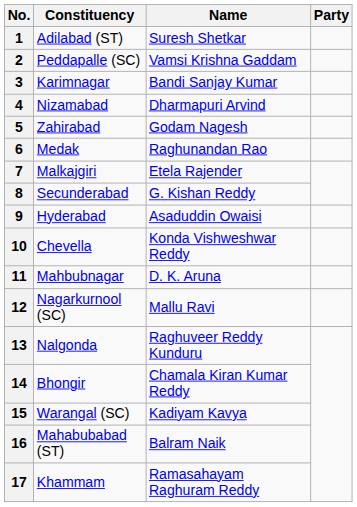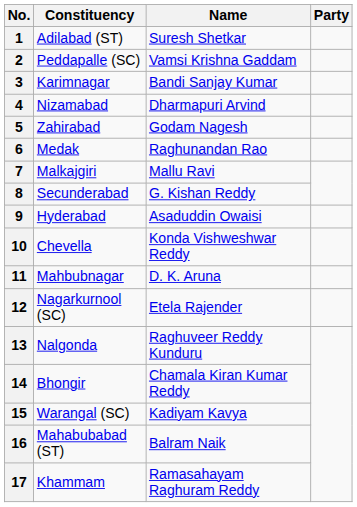(196, 171) Etela Rajender -> (182, 171) Mallu Ravi
(182, 307) Mallu Ravi -> (196, 307) Etela Rajender
